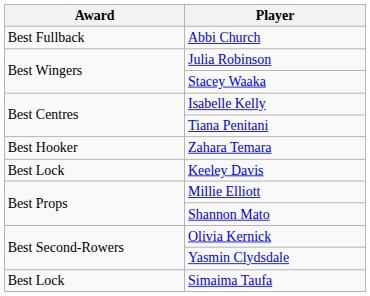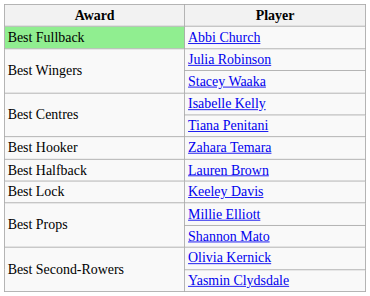(46, 37) no background -> (46, 37) lightgreen background
+ row: (228, 170)
- row: (230, 280)
